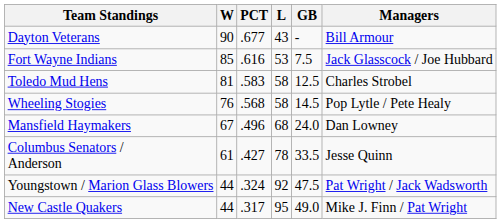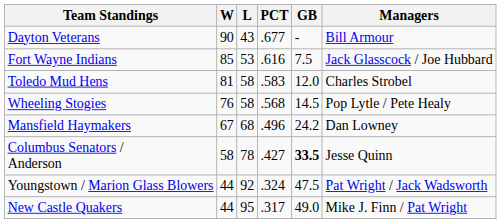columns swapped: (281, 15) <-> (254, 15)
(307, 81) 12.5 -> (307, 81) 12.0
(307, 125) 24.0 -> (307, 125) 24.2
(227, 155) 61 -> (227, 155) 58
(307, 155) normal -> (307, 155) bold
